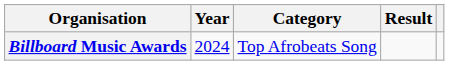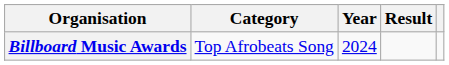columns swapped: (212, 18) <-> (307, 18)
